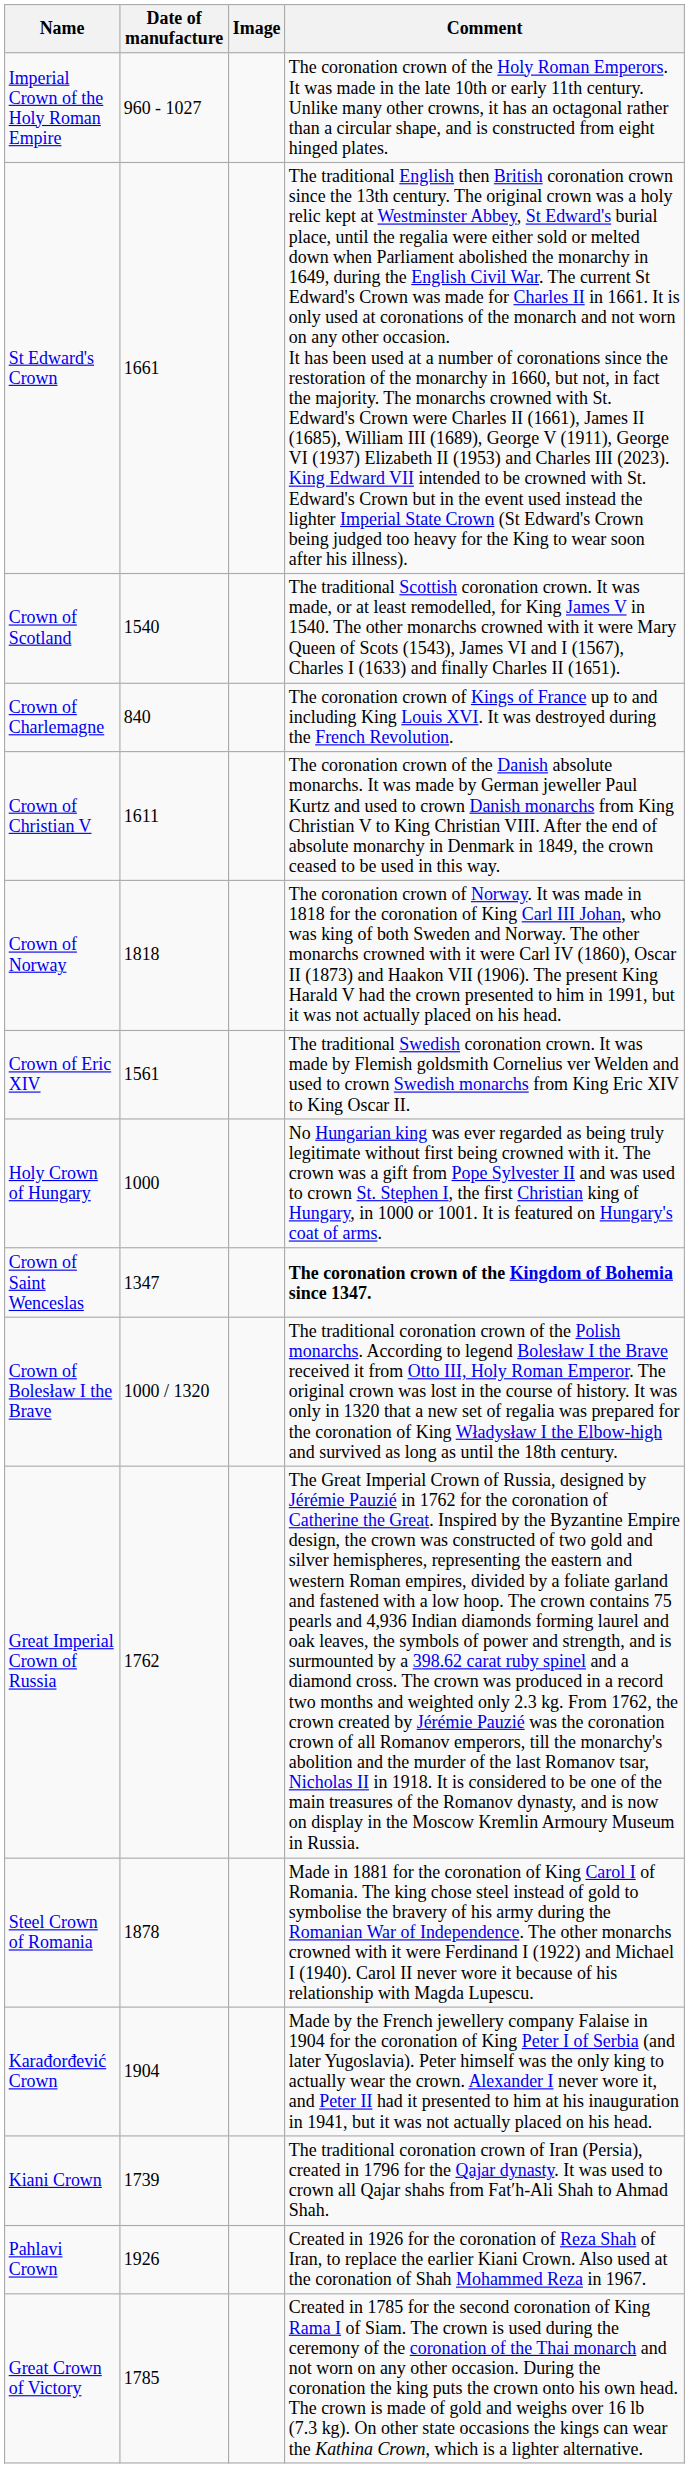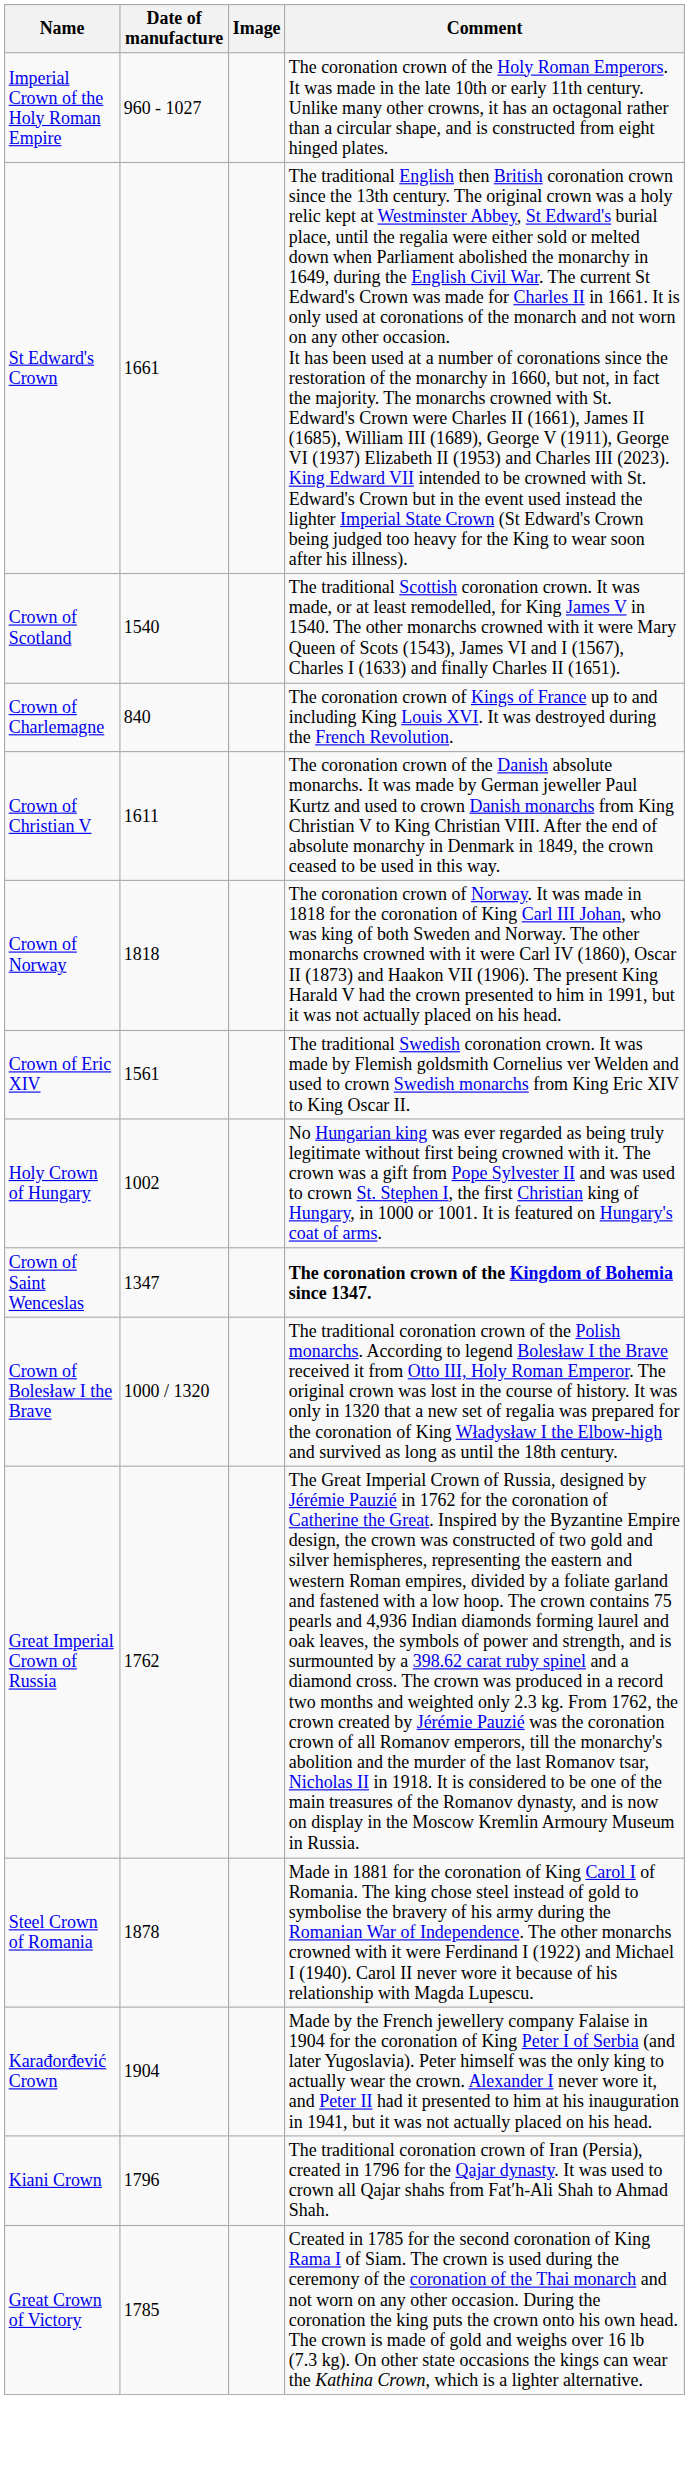(142, 1183) 1000 -> (142, 1183) 1002
(142, 2180) 1739 -> (142, 2180) 1796
- row: (36, 2259)
